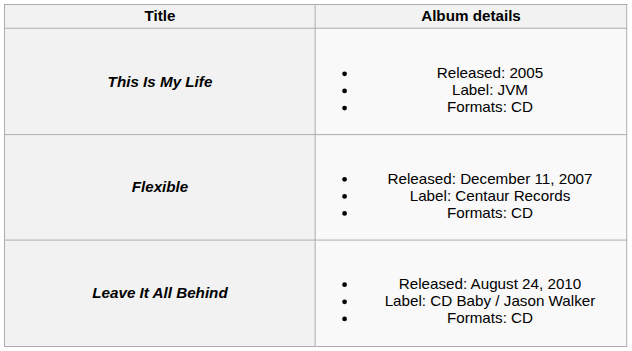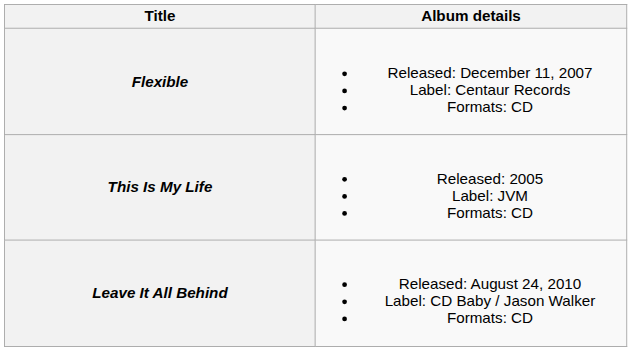rows swapped: (160, 81) <-> (160, 187)
